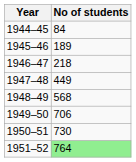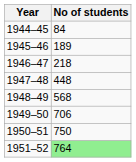(62, 81) 449 -> (62, 81) 448
(62, 132) 730 -> (62, 132) 750
